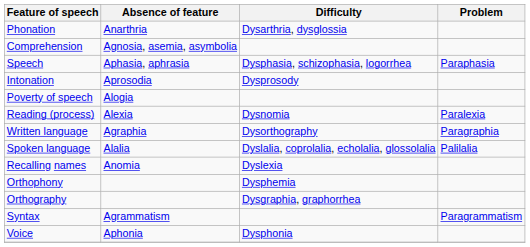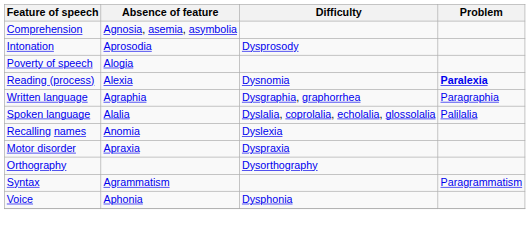- row: (31, 30)
- row: (25, 64)
(463, 115) normal -> (464, 81) bold
(280, 132) Dysorthography -> (301, 98) Dysgraphia, graphorrhea
+ row: (41, 149)
- row: (35, 183)
(301, 200) Dysgraphia, graphorrhea -> (280, 166) Dysorthography
